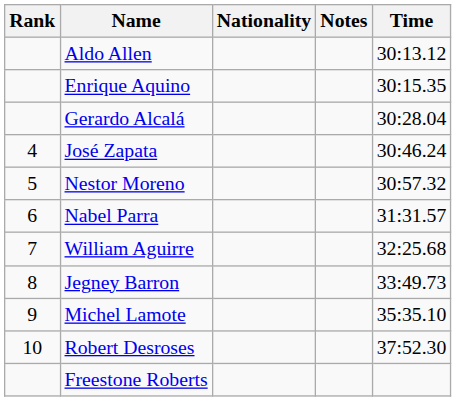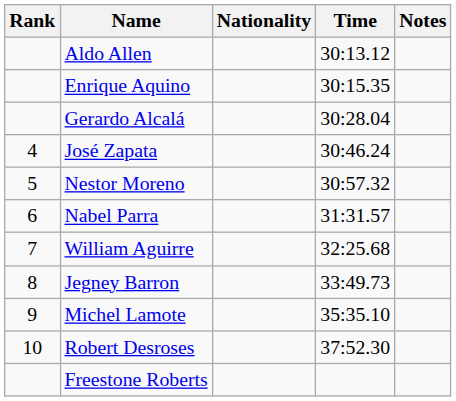columns swapped: (412, 20) <-> (344, 20)
